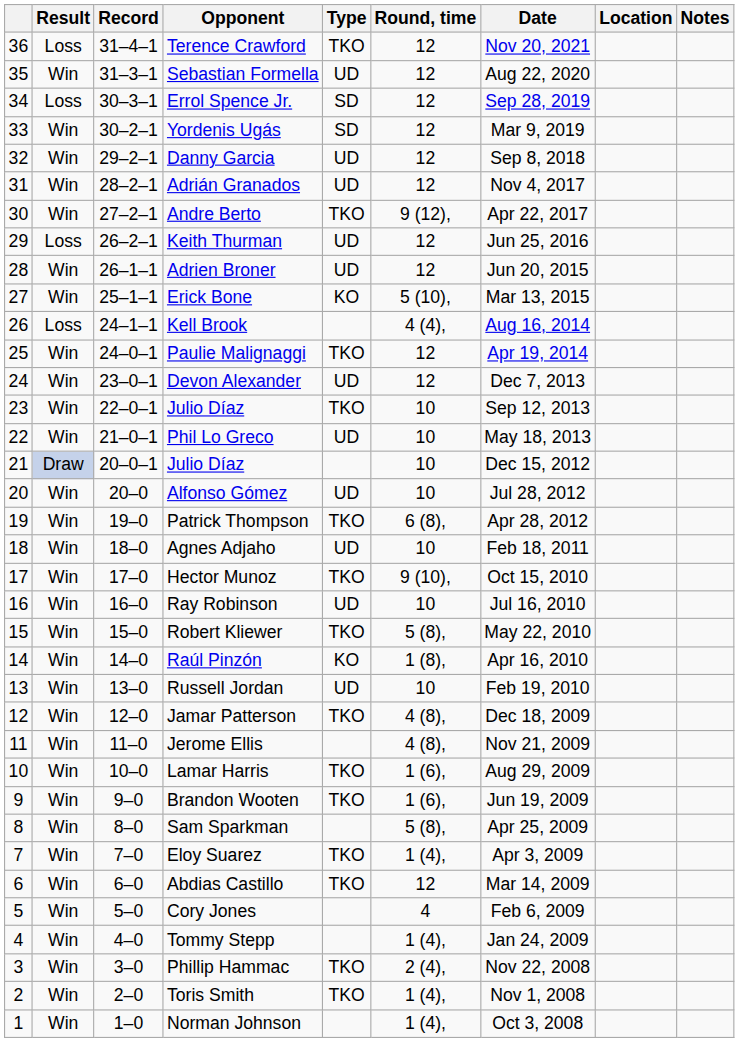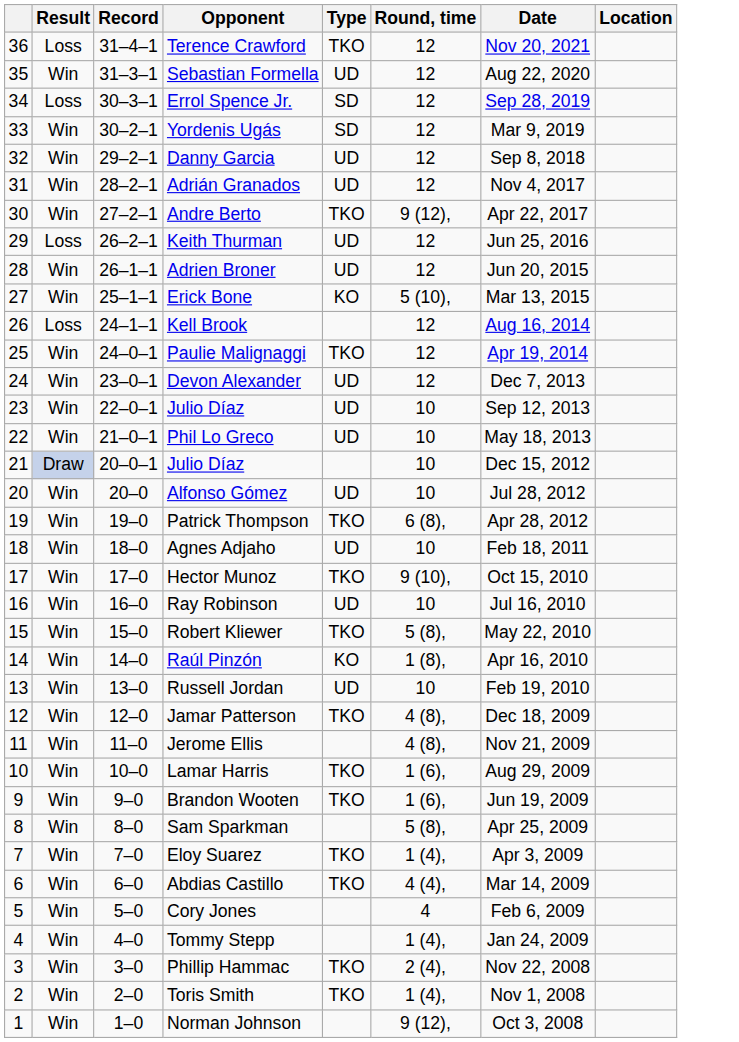- column: (705, 18)
(425, 325) 4 (4), -> (425, 325) 12
(347, 409) TKO -> (347, 409) UD
(425, 883) 12 -> (425, 883) 4 (4),
(425, 1023) 1 (4), -> (425, 1023) 9 (12),
